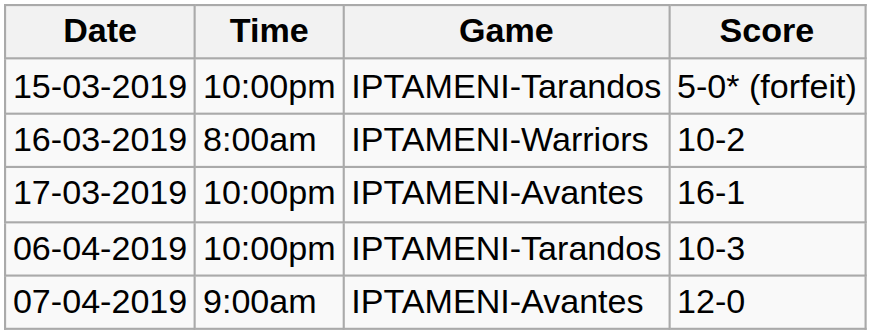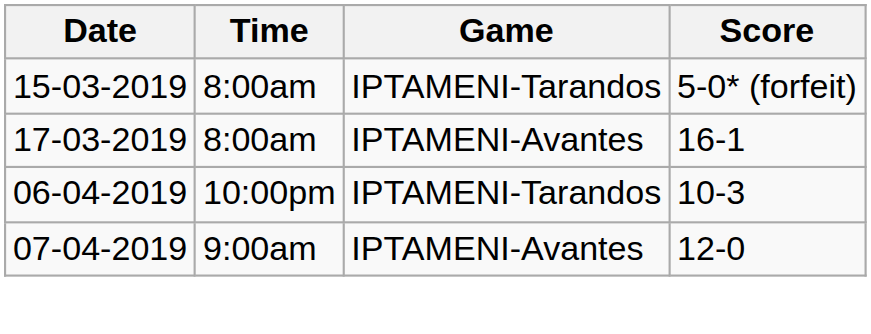(269, 85) 10:00pm -> (260, 85) 8:00am
- row: (100, 139)
(269, 193) 10:00pm -> (260, 139) 8:00am
